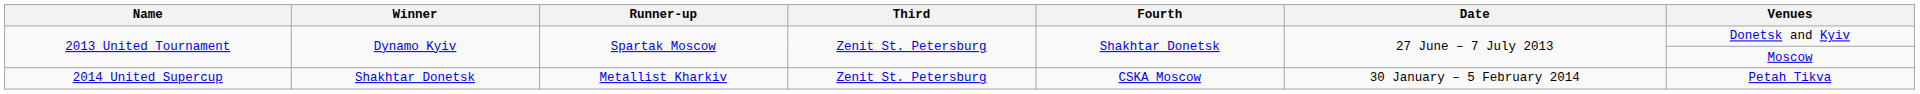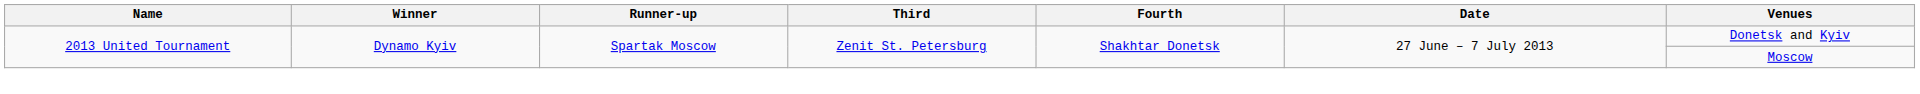- row: (148, 78)
